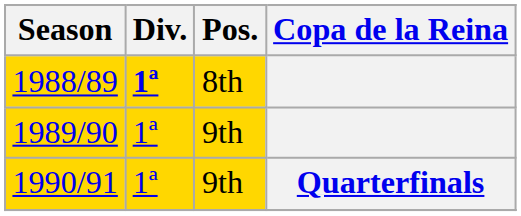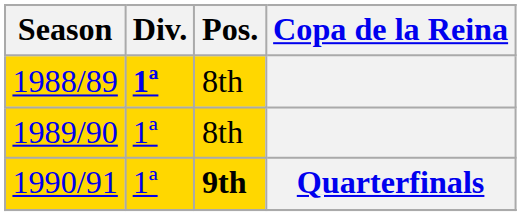(223, 132) 9th -> (223, 132) 8th
(223, 183) normal -> (224, 183) bold
